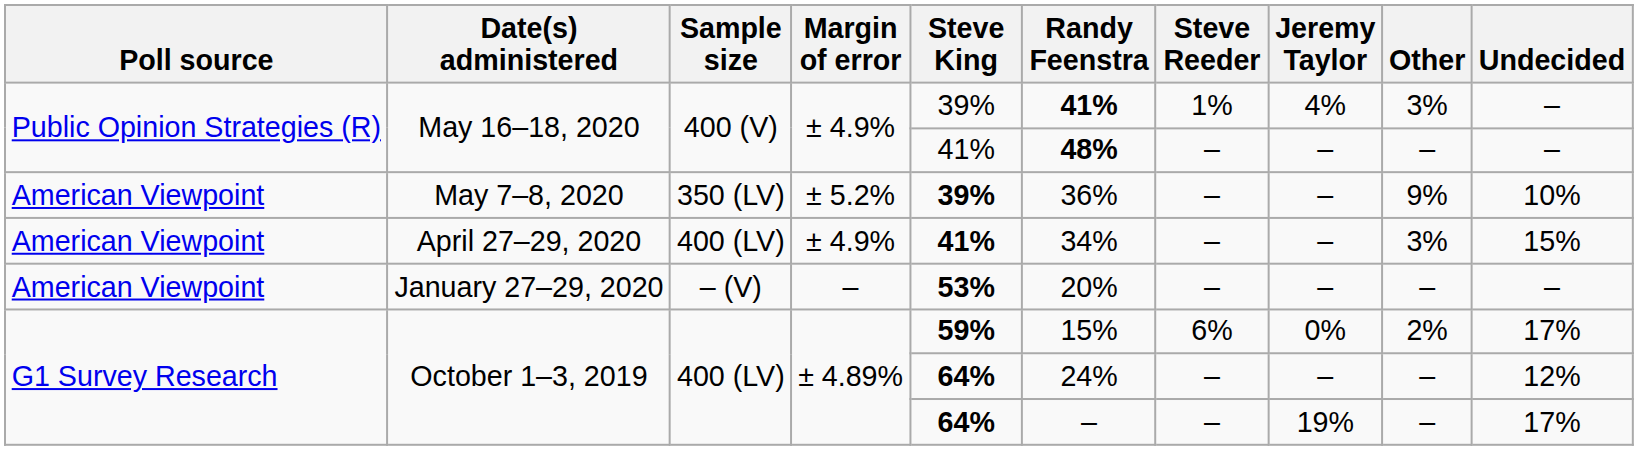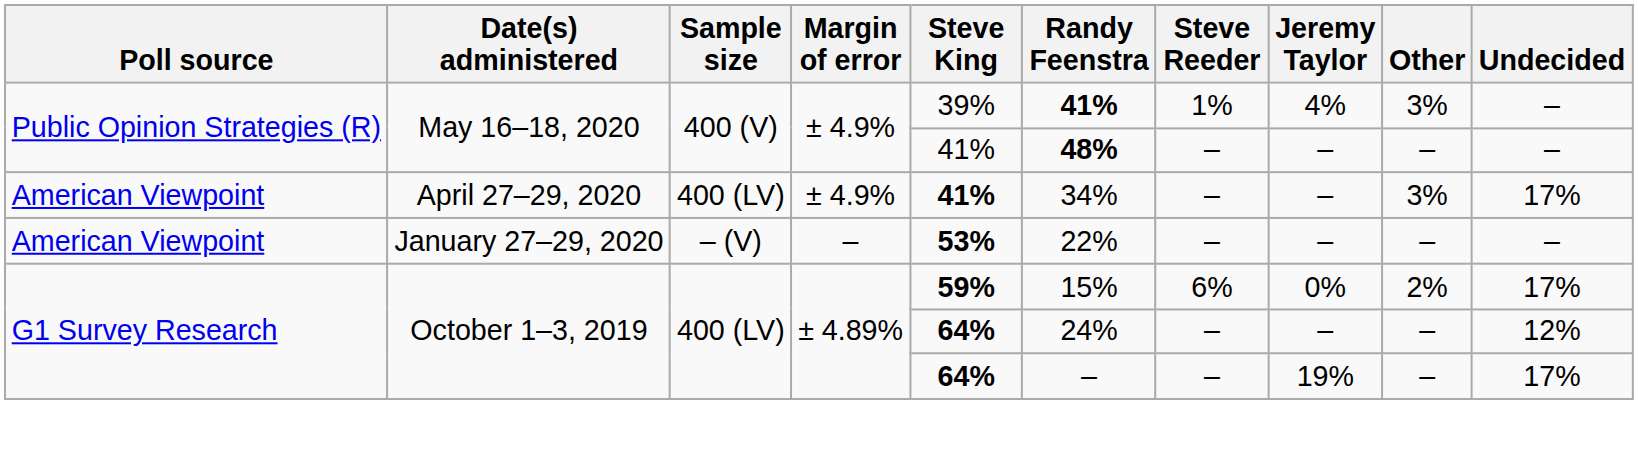- row: (529, 196)
(1552, 241) 15% -> (1552, 196) 17%
(1089, 286) 20% -> (1089, 241) 22%
